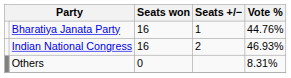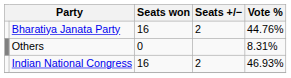(198, 30) 1 -> (198, 30) 2
rows swapped: (72, 47) <-> (28, 64)
